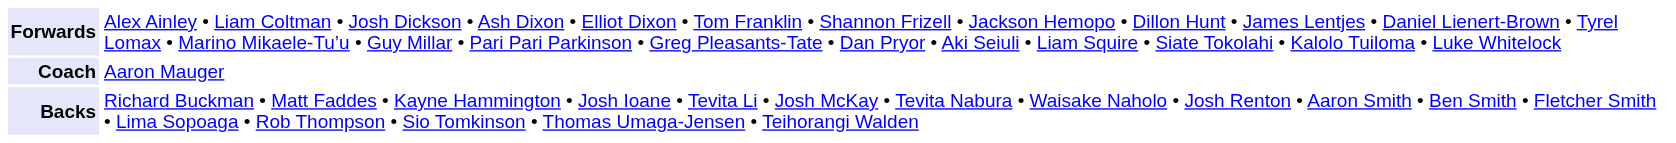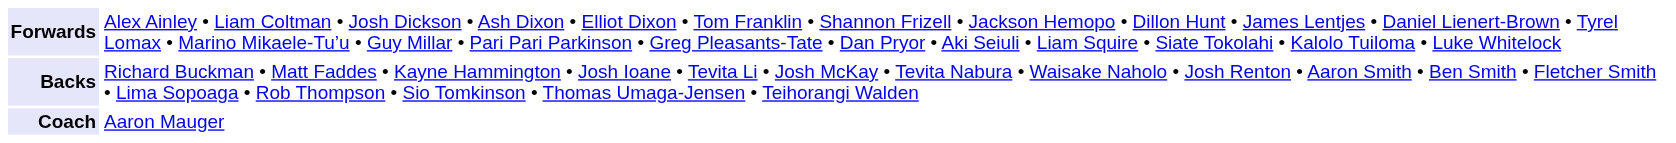rows swapped: (68, 111) <-> (67, 71)
